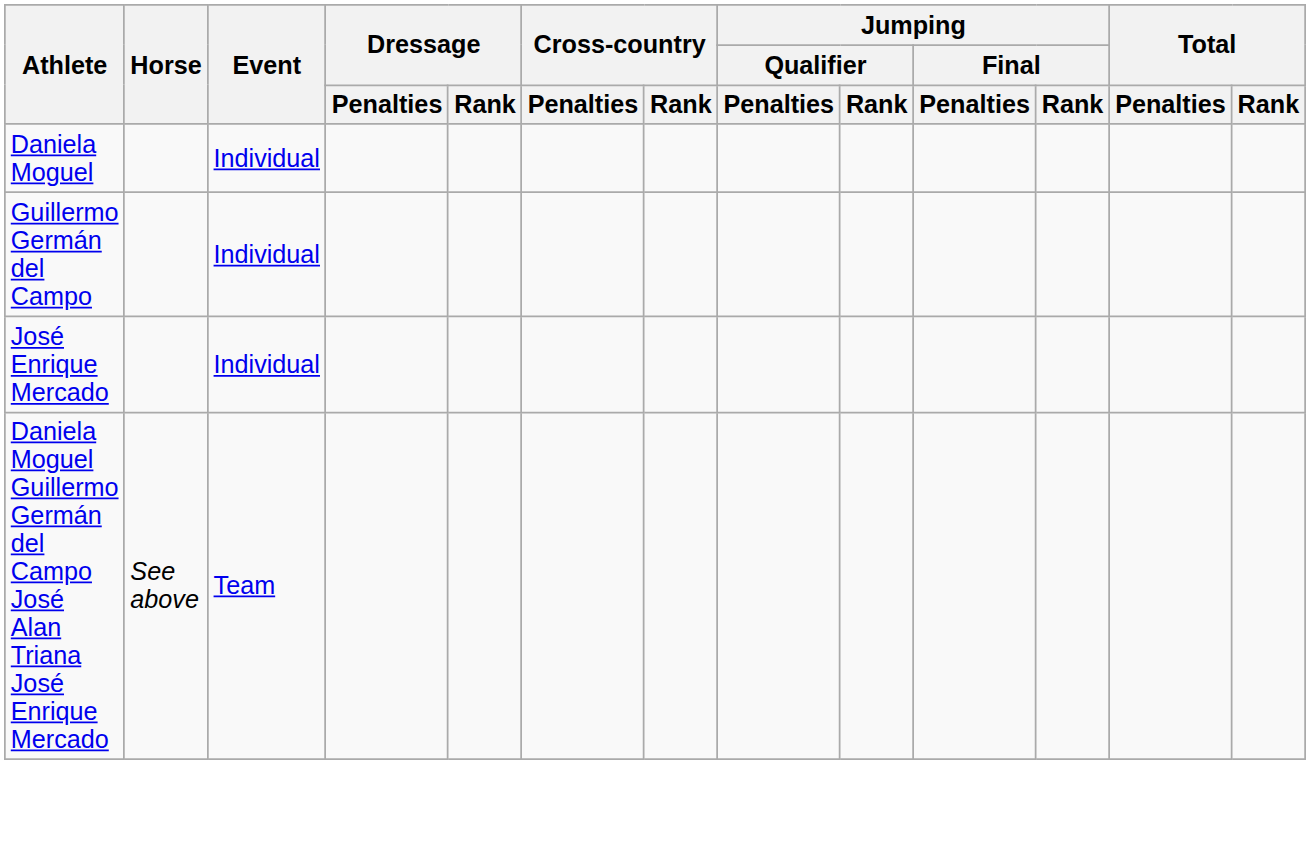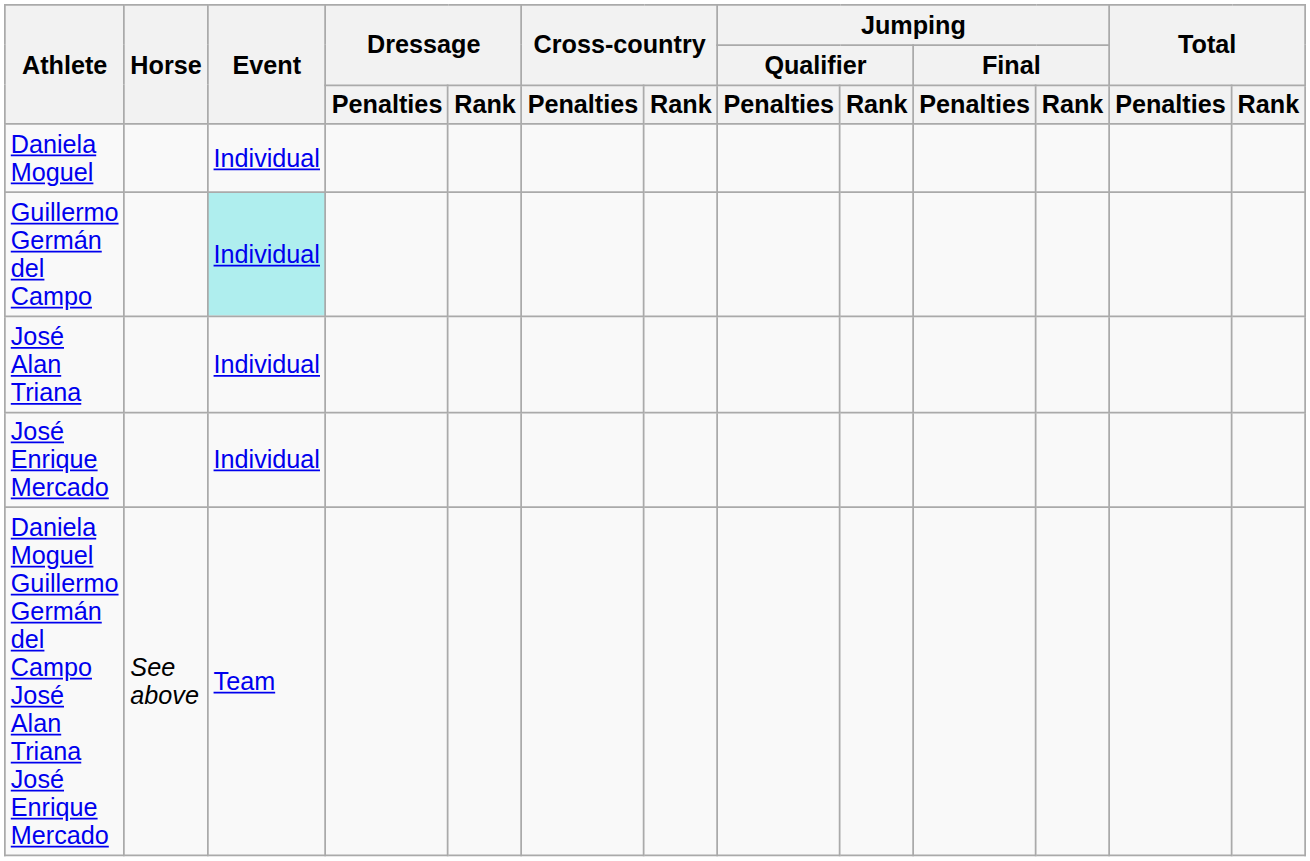(267, 254) no background -> (267, 254) paleturquoise background
+ row: (46, 364)
